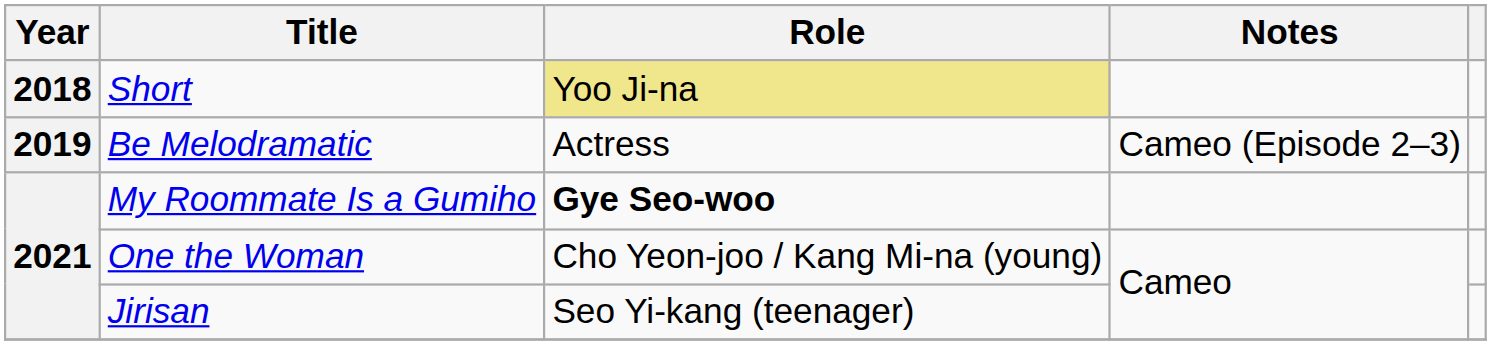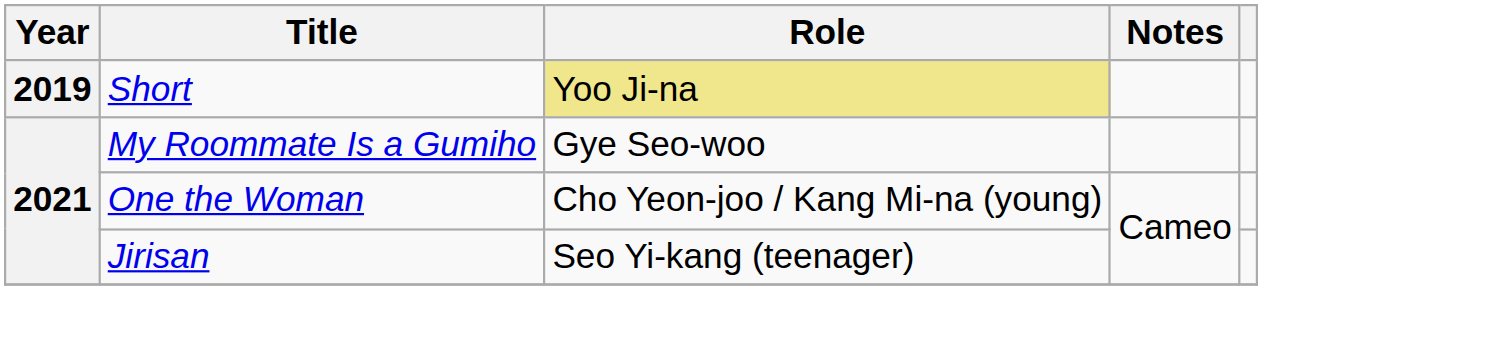(52, 88) 2018 -> (52, 88) 2019
- row: (240, 144)
(664, 199) bold -> (659, 144) normal
